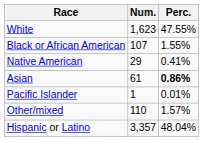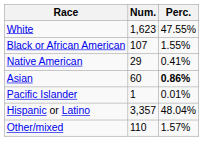(136, 78) 61 -> (136, 78) 60
rows swapped: (35, 111) <-> (48, 128)
